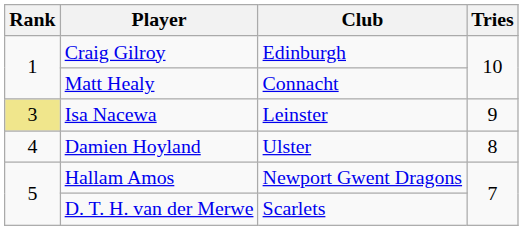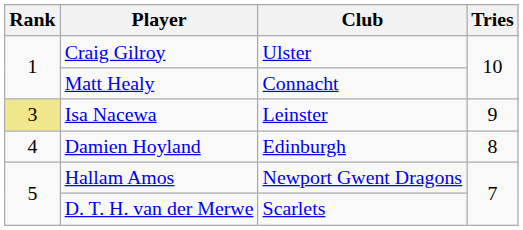(304, 51) Edinburgh -> (287, 51) Ulster
(287, 146) Ulster -> (304, 146) Edinburgh
